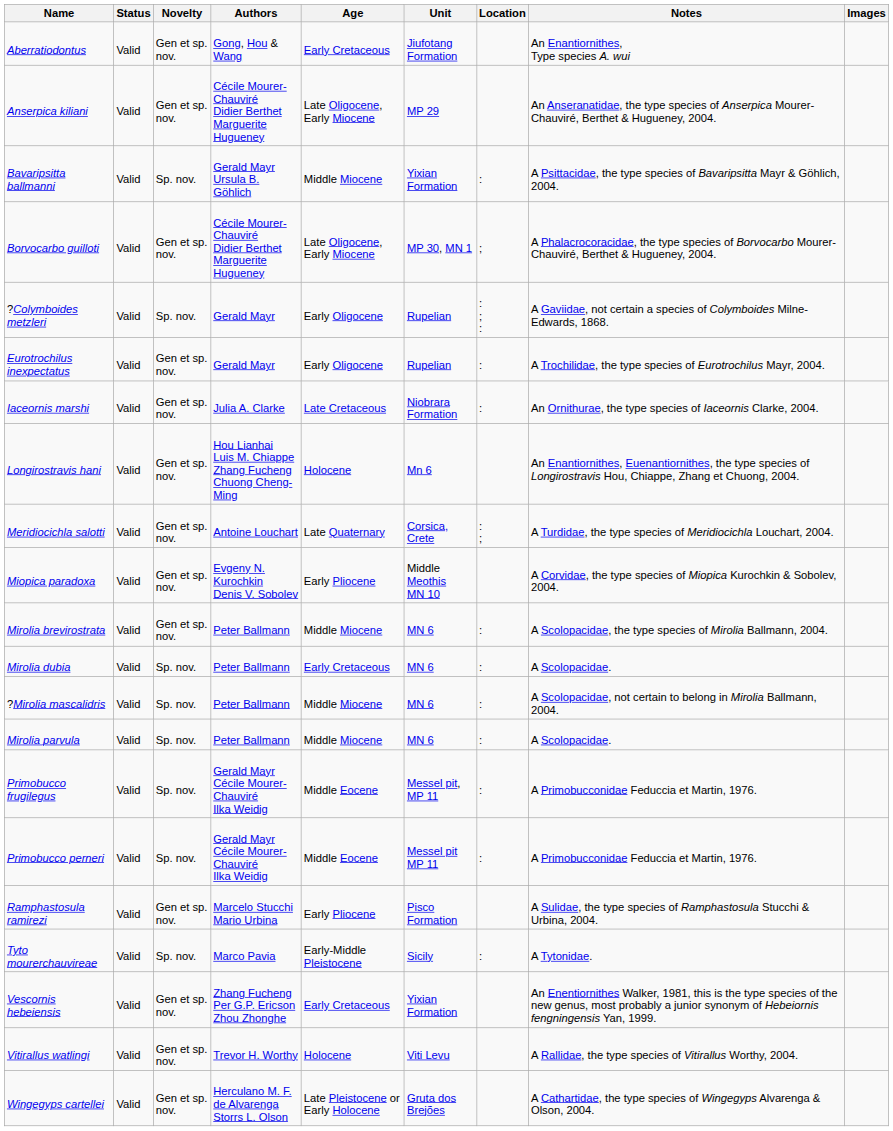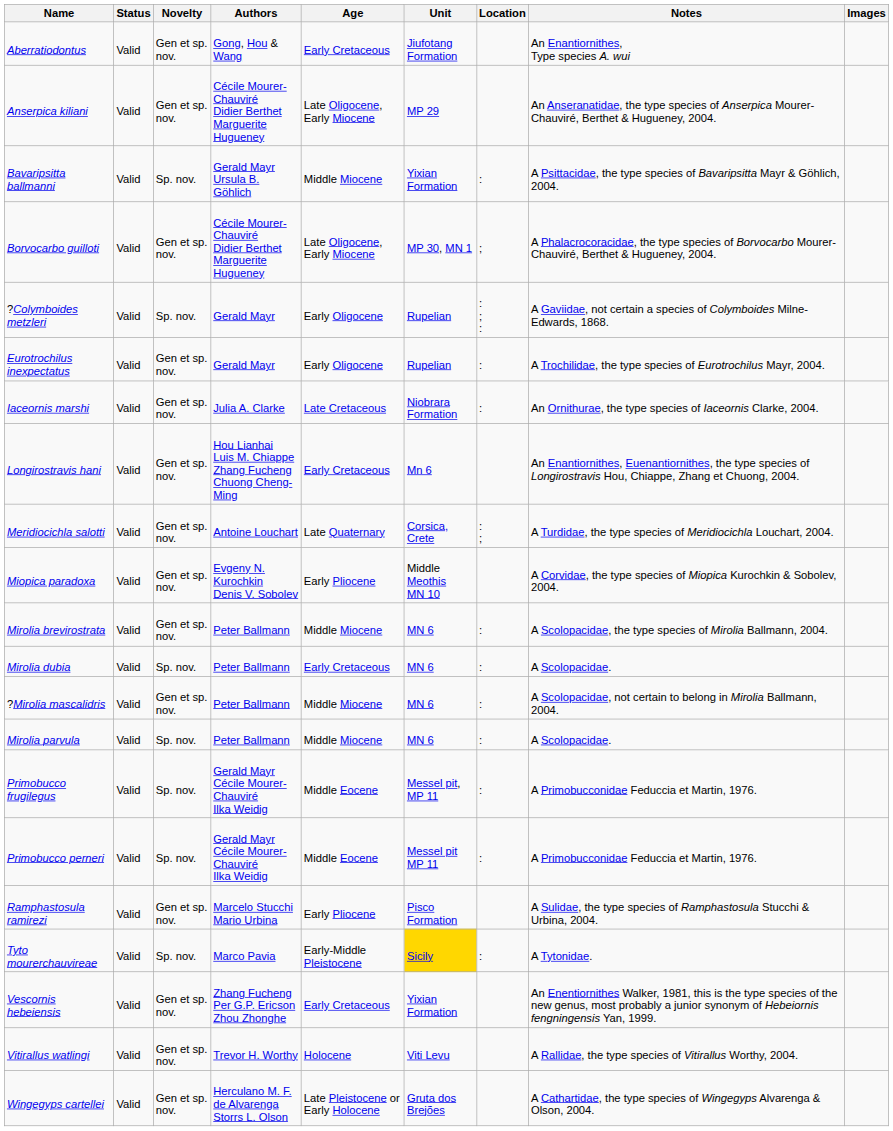(328, 470) Holocene -> (347, 470) Early Cretaceous
(176, 704) Sp. nov. -> (182, 704) Gen et sp. nov.
(420, 956) no background -> (420, 956) gold background
